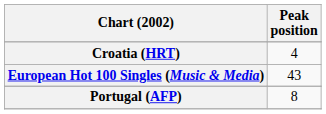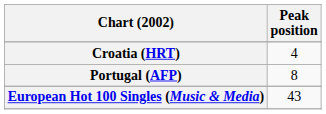rows swapped: (136, 75) <-> (136, 97)
